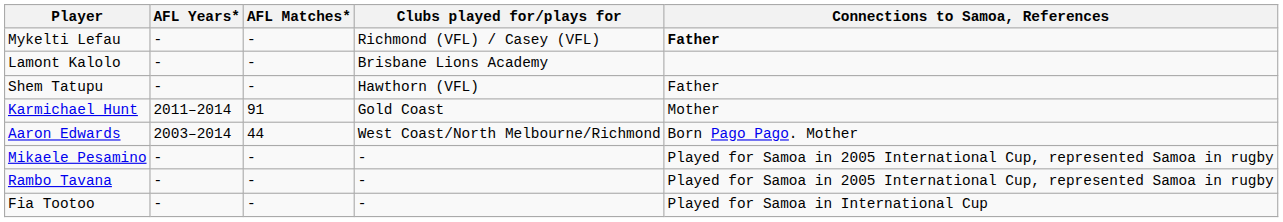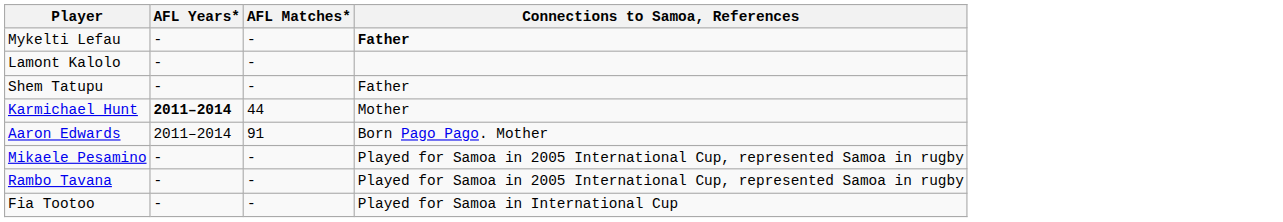- column: (509, 16)
(192, 110) normal -> (192, 110) bold
(256, 110) 91 -> (256, 110) 44
(192, 134) 2003–2014 -> (192, 134) 2011–2014
(256, 134) 44 -> (256, 134) 91
